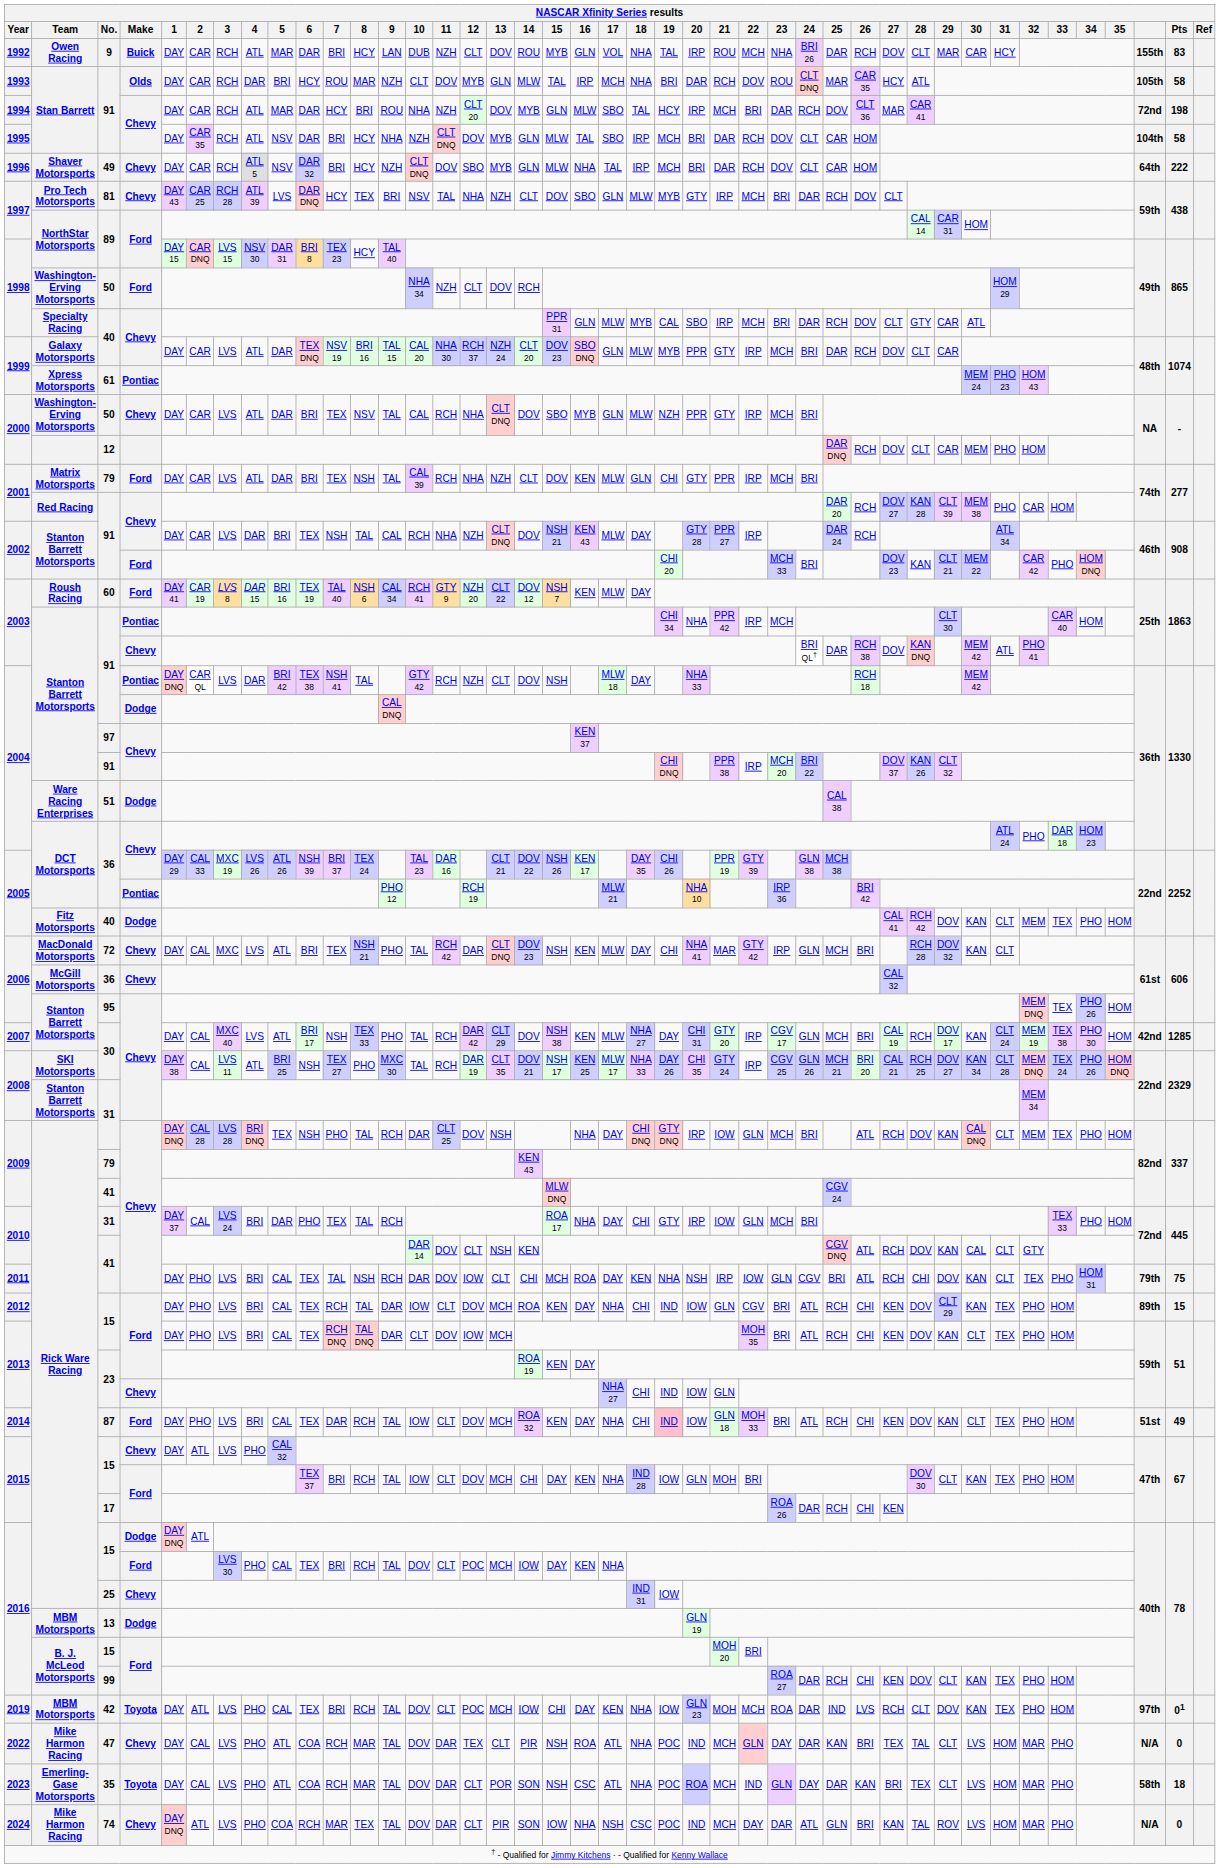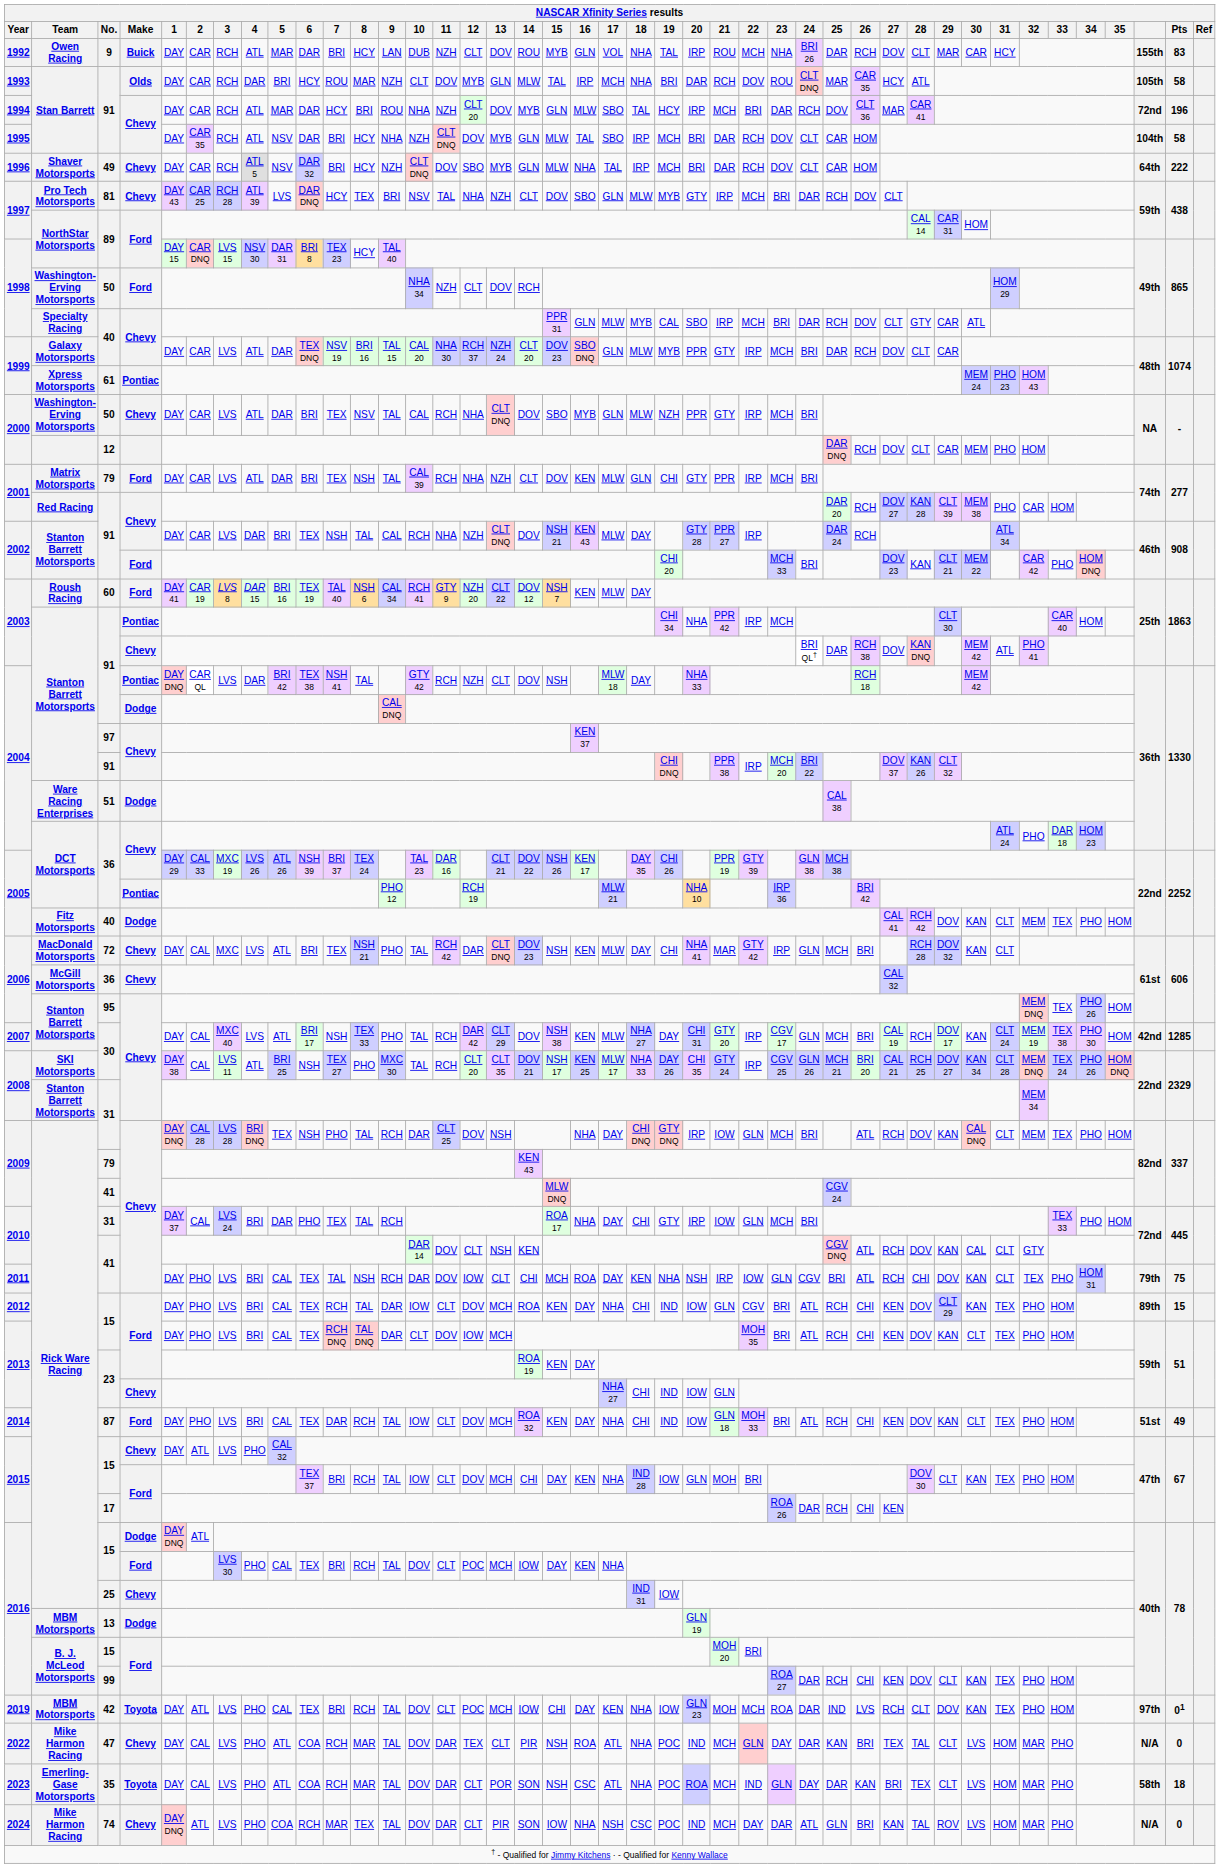(1179, 110) 198 -> (1179, 110) 196
(473, 1065) DAR 19 -> (473, 1065) CLT 20
(669, 1422) pink background -> (669, 1422) no background
